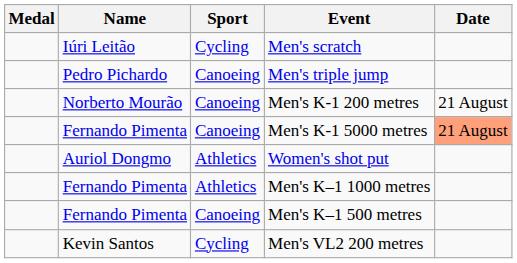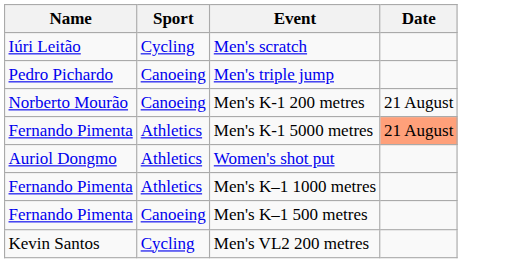- column: (32, 18)
(227, 131) Canoeing -> (171, 131) Athletics
